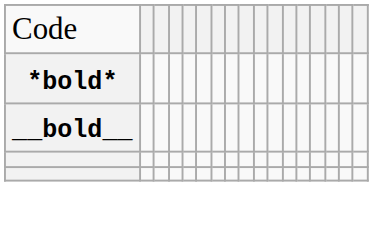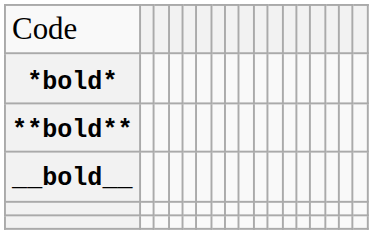+ row: (72, 130)
